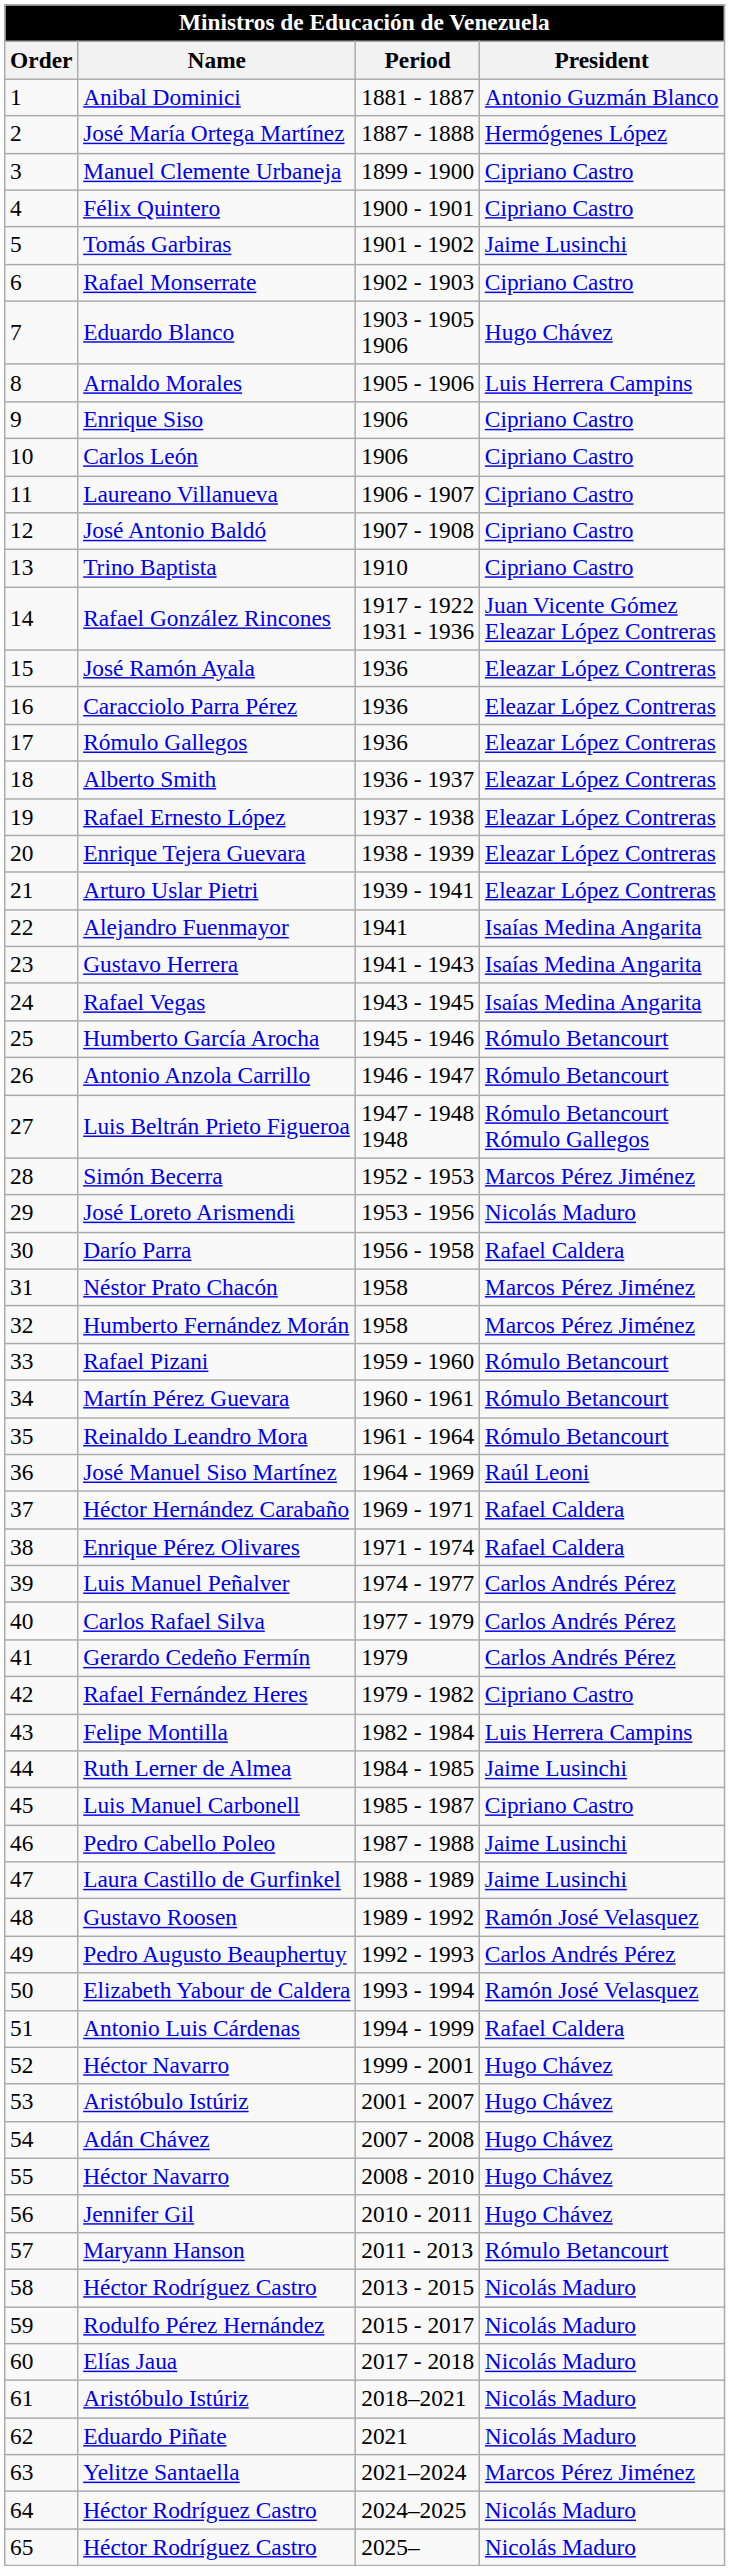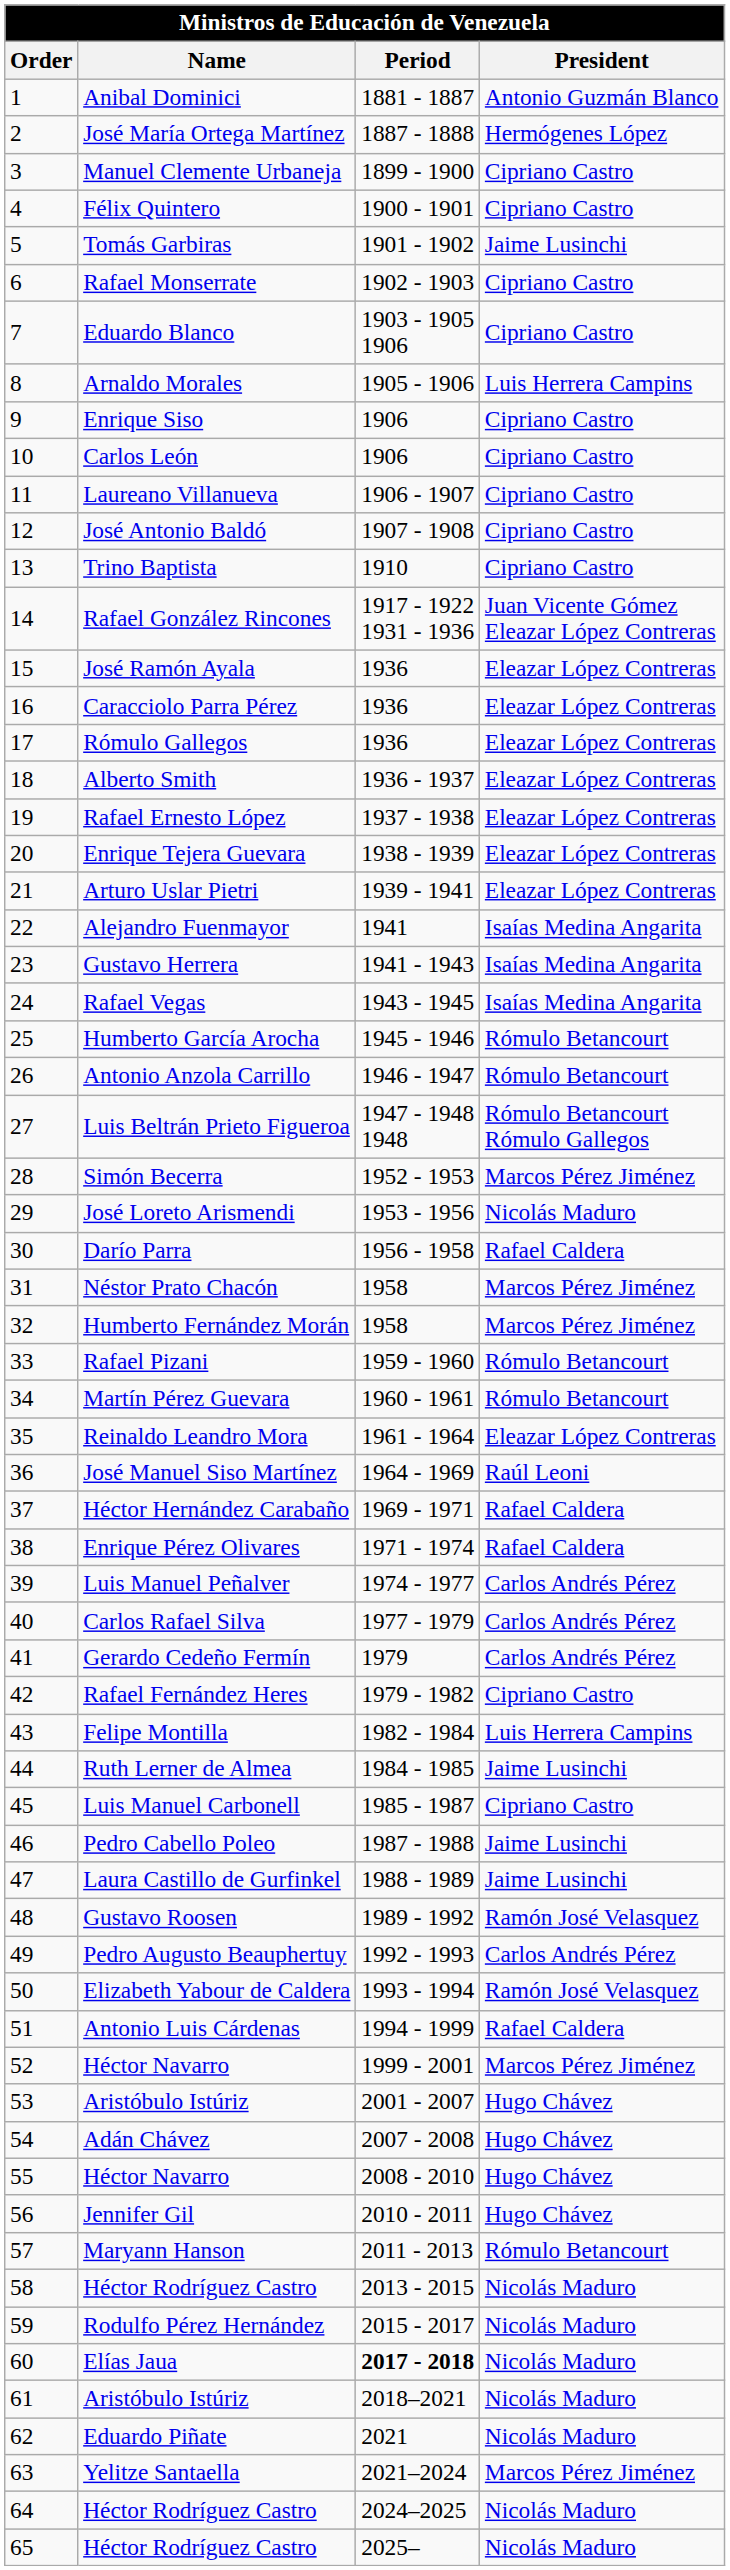(549, 332) Hugo Chávez -> (559, 332) Cipriano Castro
(577, 1435) Rómulo Betancourt -> (600, 1435) Eleazar López Contreras
(549, 2065) Hugo Chávez -> (590, 2065) Marcos Pérez Jiménez
(418, 2361) normal -> (418, 2361) bold
